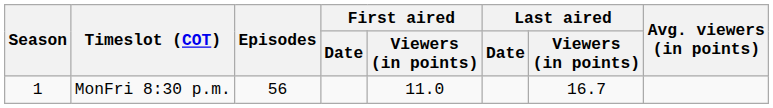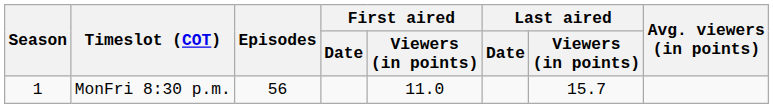(586, 90) 16.7 -> (586, 90) 15.7
